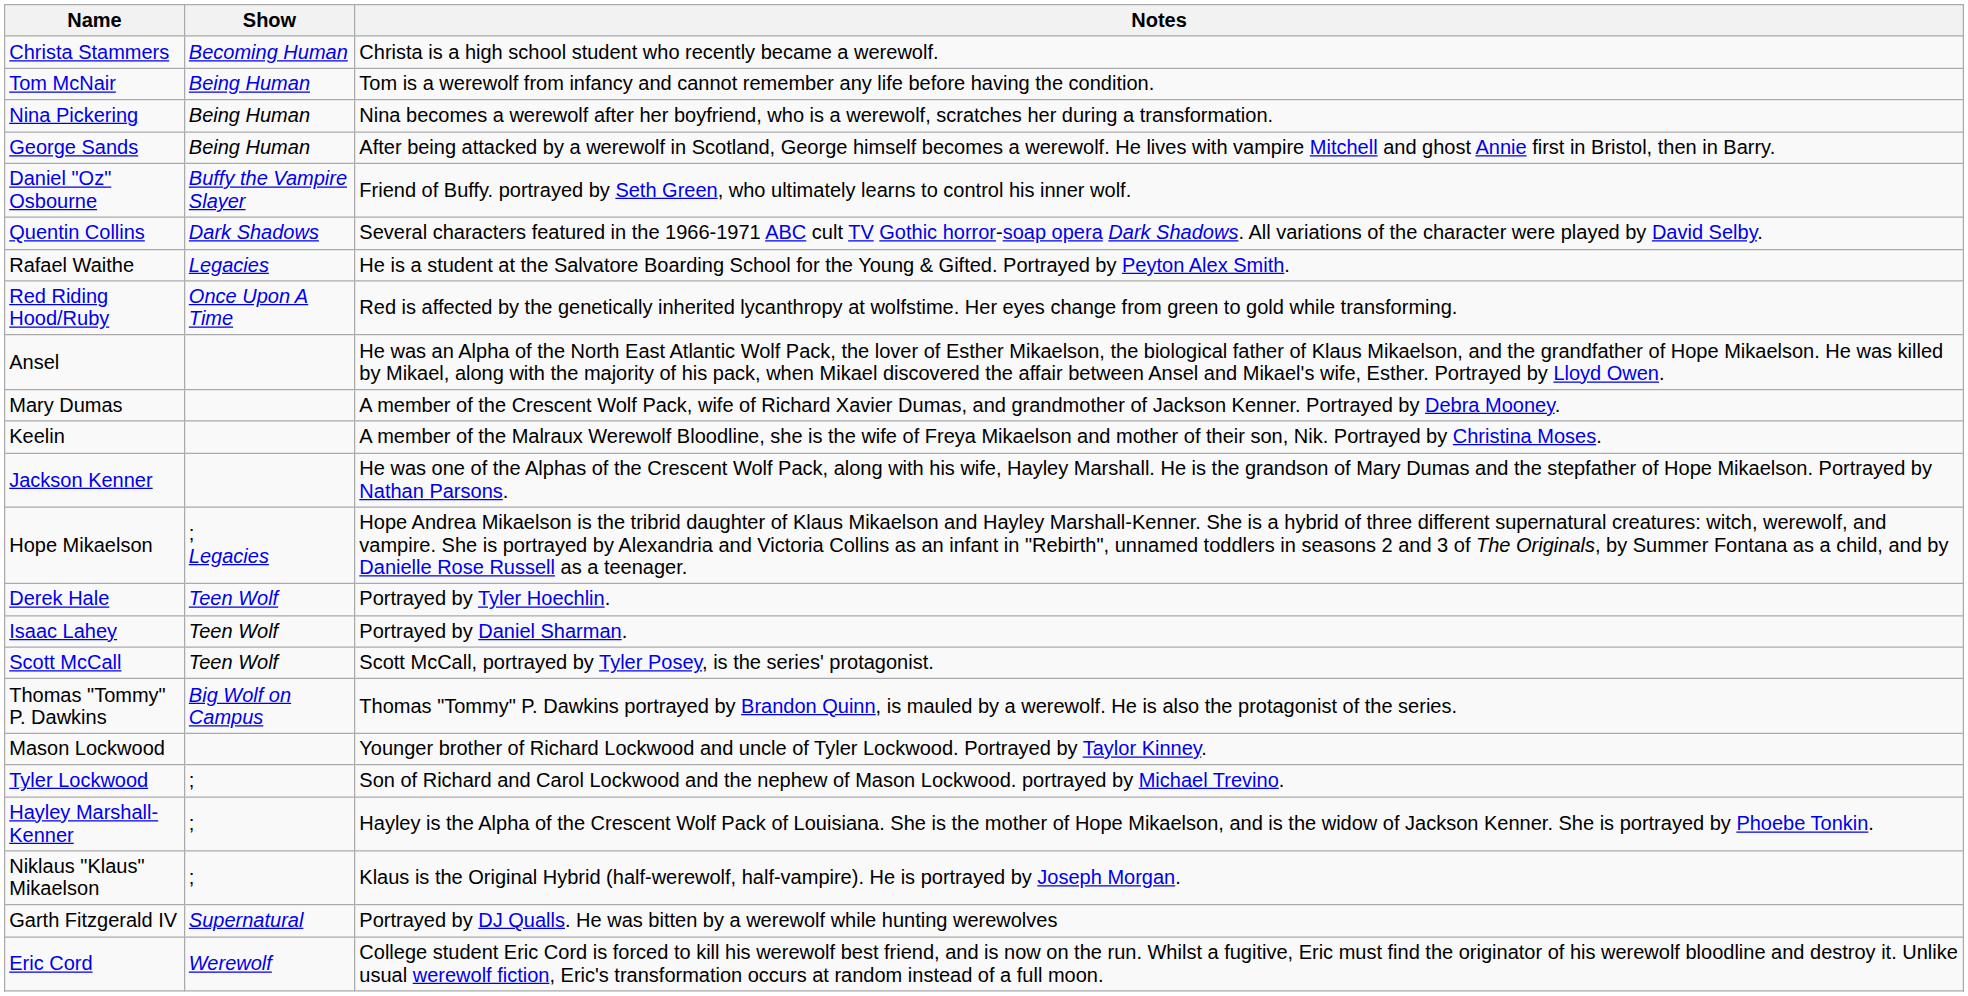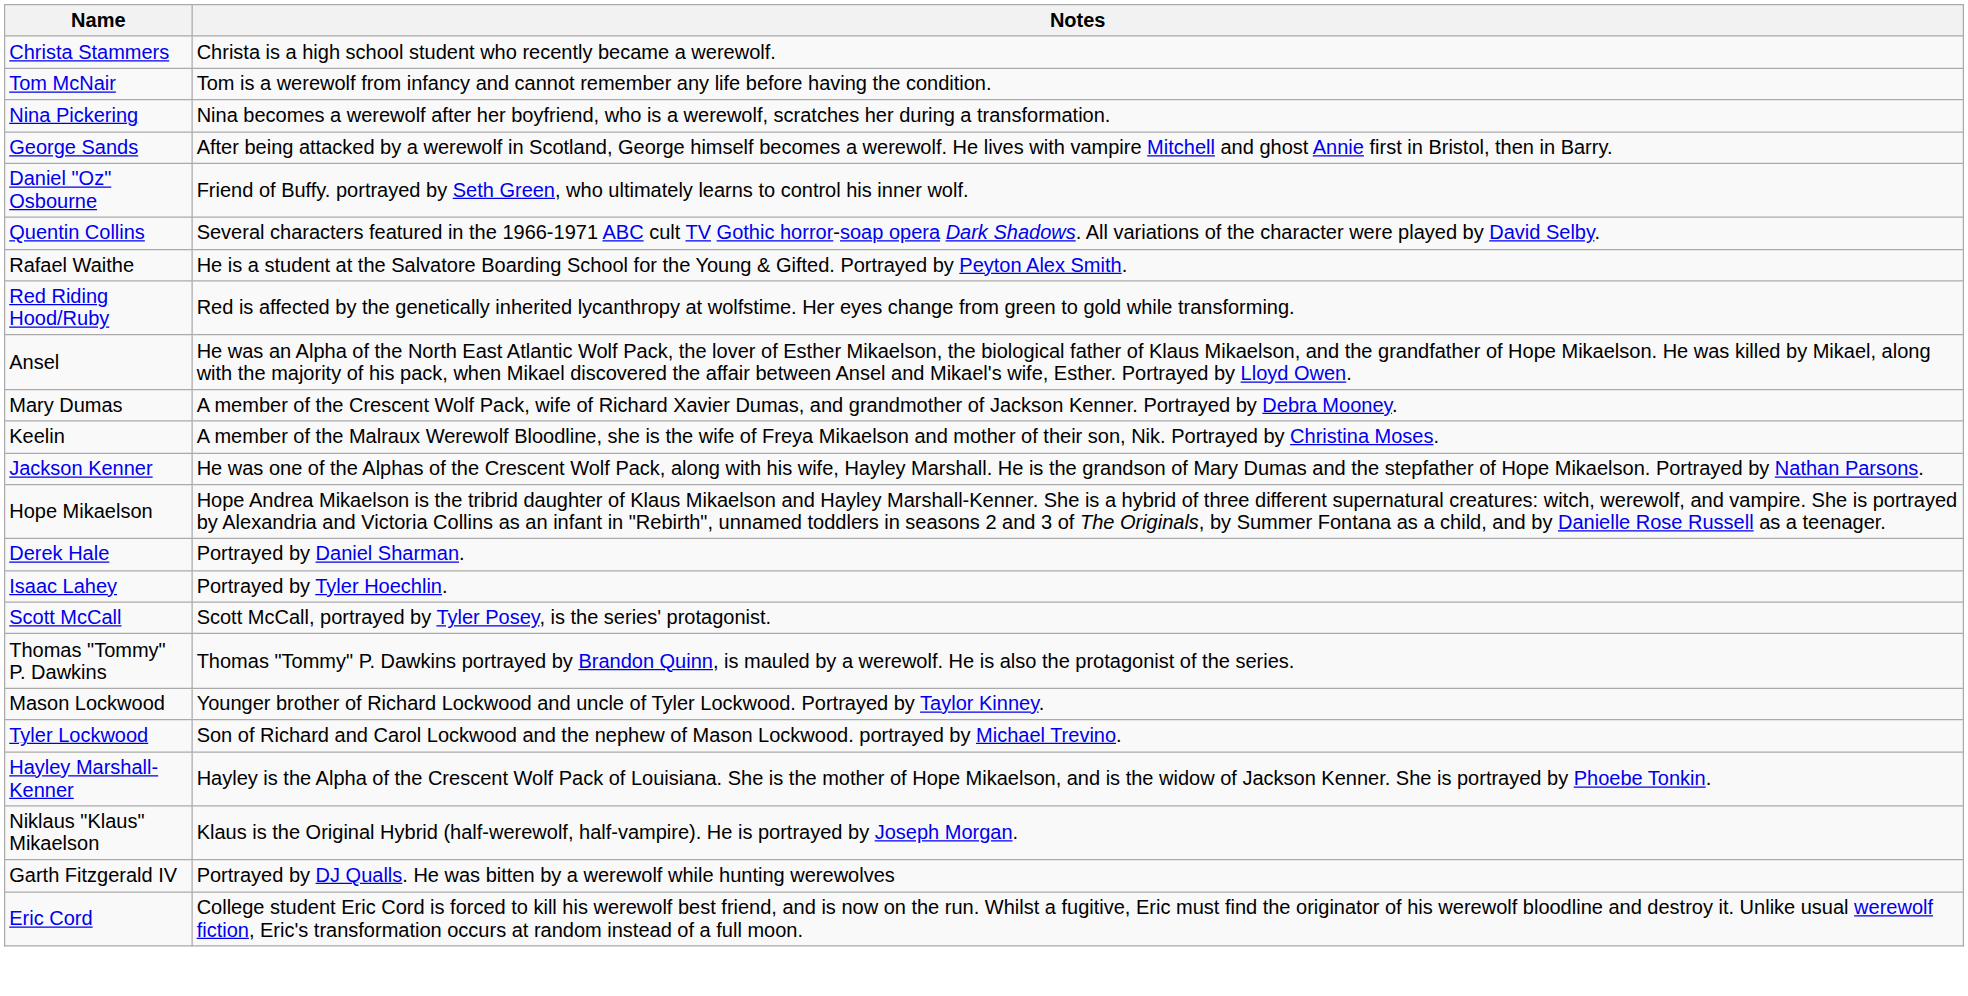- column: (269, 20)
(485, 599) Portrayed by Tyler Hoechlin. -> (331, 554) Portrayed by Daniel Sharman.
(493, 631) Portrayed by Daniel Sharman. -> (322, 586) Portrayed by Tyler Hoechlin.
